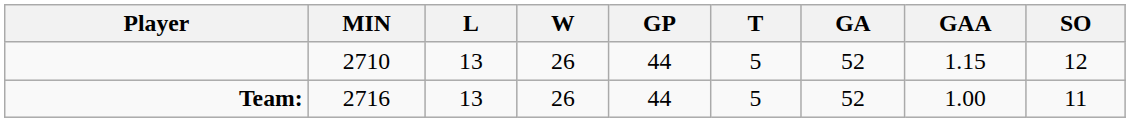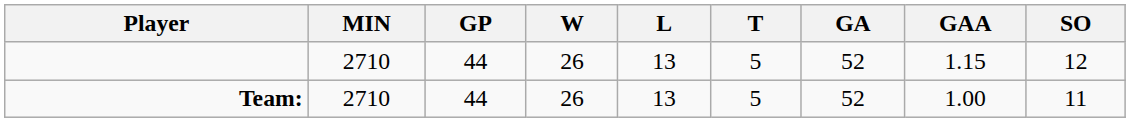columns swapped: (659, 23) <-> (471, 23)
(367, 98) 2716 -> (367, 98) 2710
